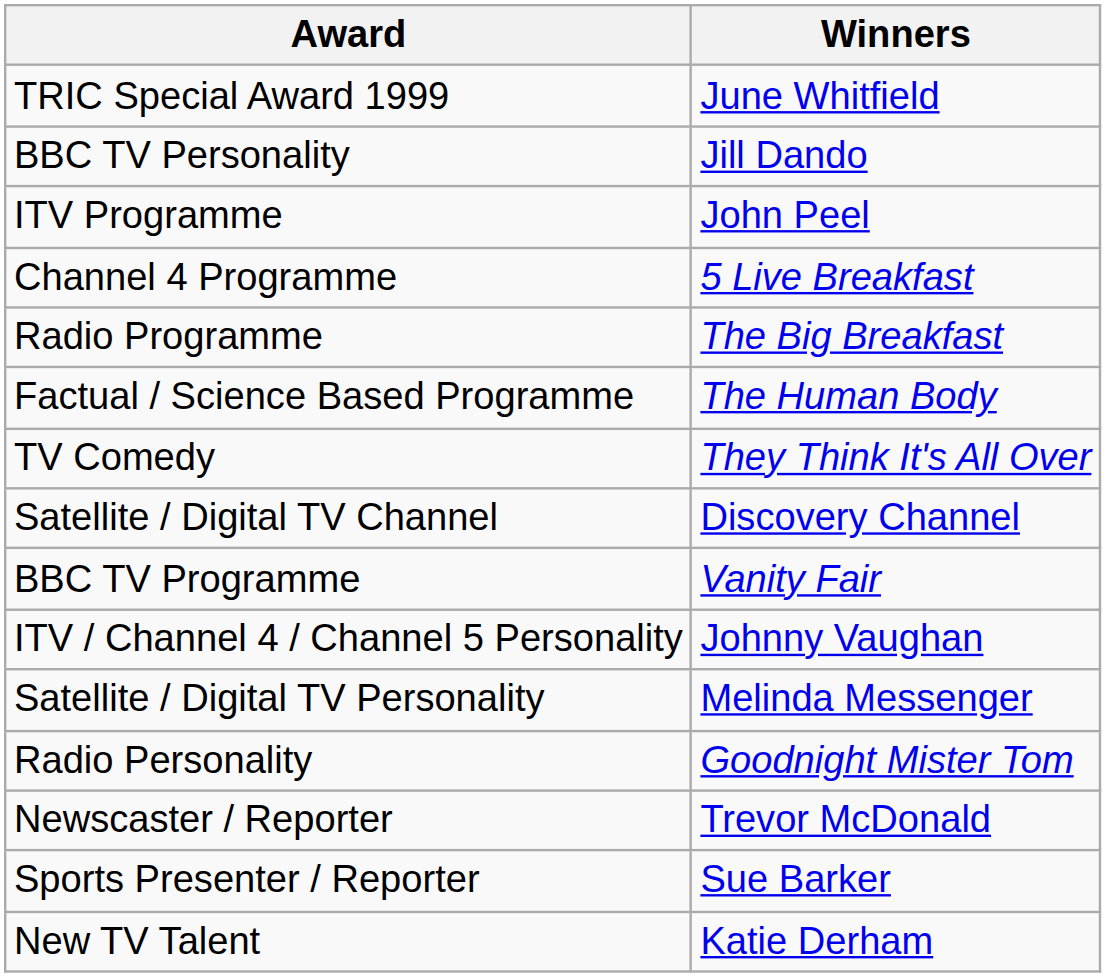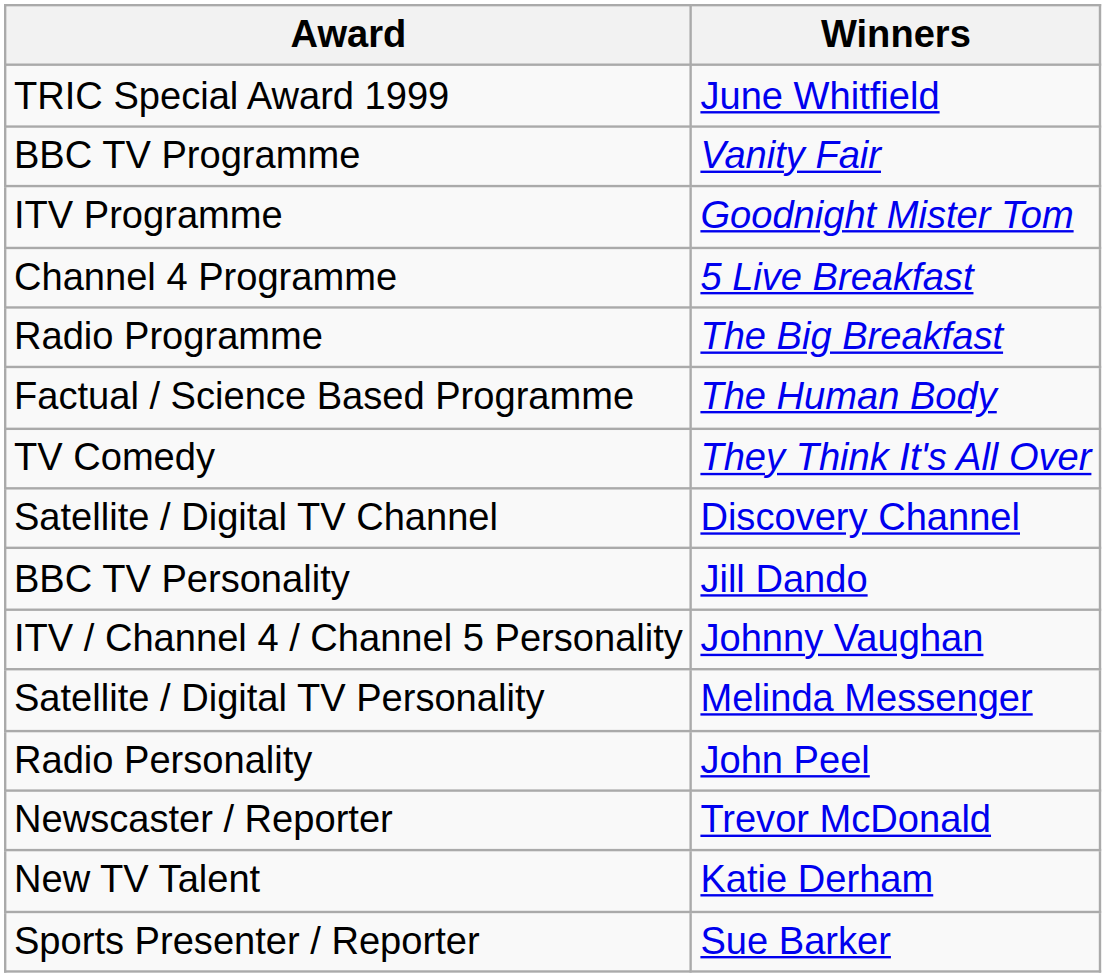rows swapped: (187, 578) <-> (182, 155)
(785, 215) John Peel -> (887, 215) Goodnight Mister Tom
(887, 759) Goodnight Mister Tom -> (785, 759) John Peel
rows swapped: (247, 880) <-> (137, 940)
